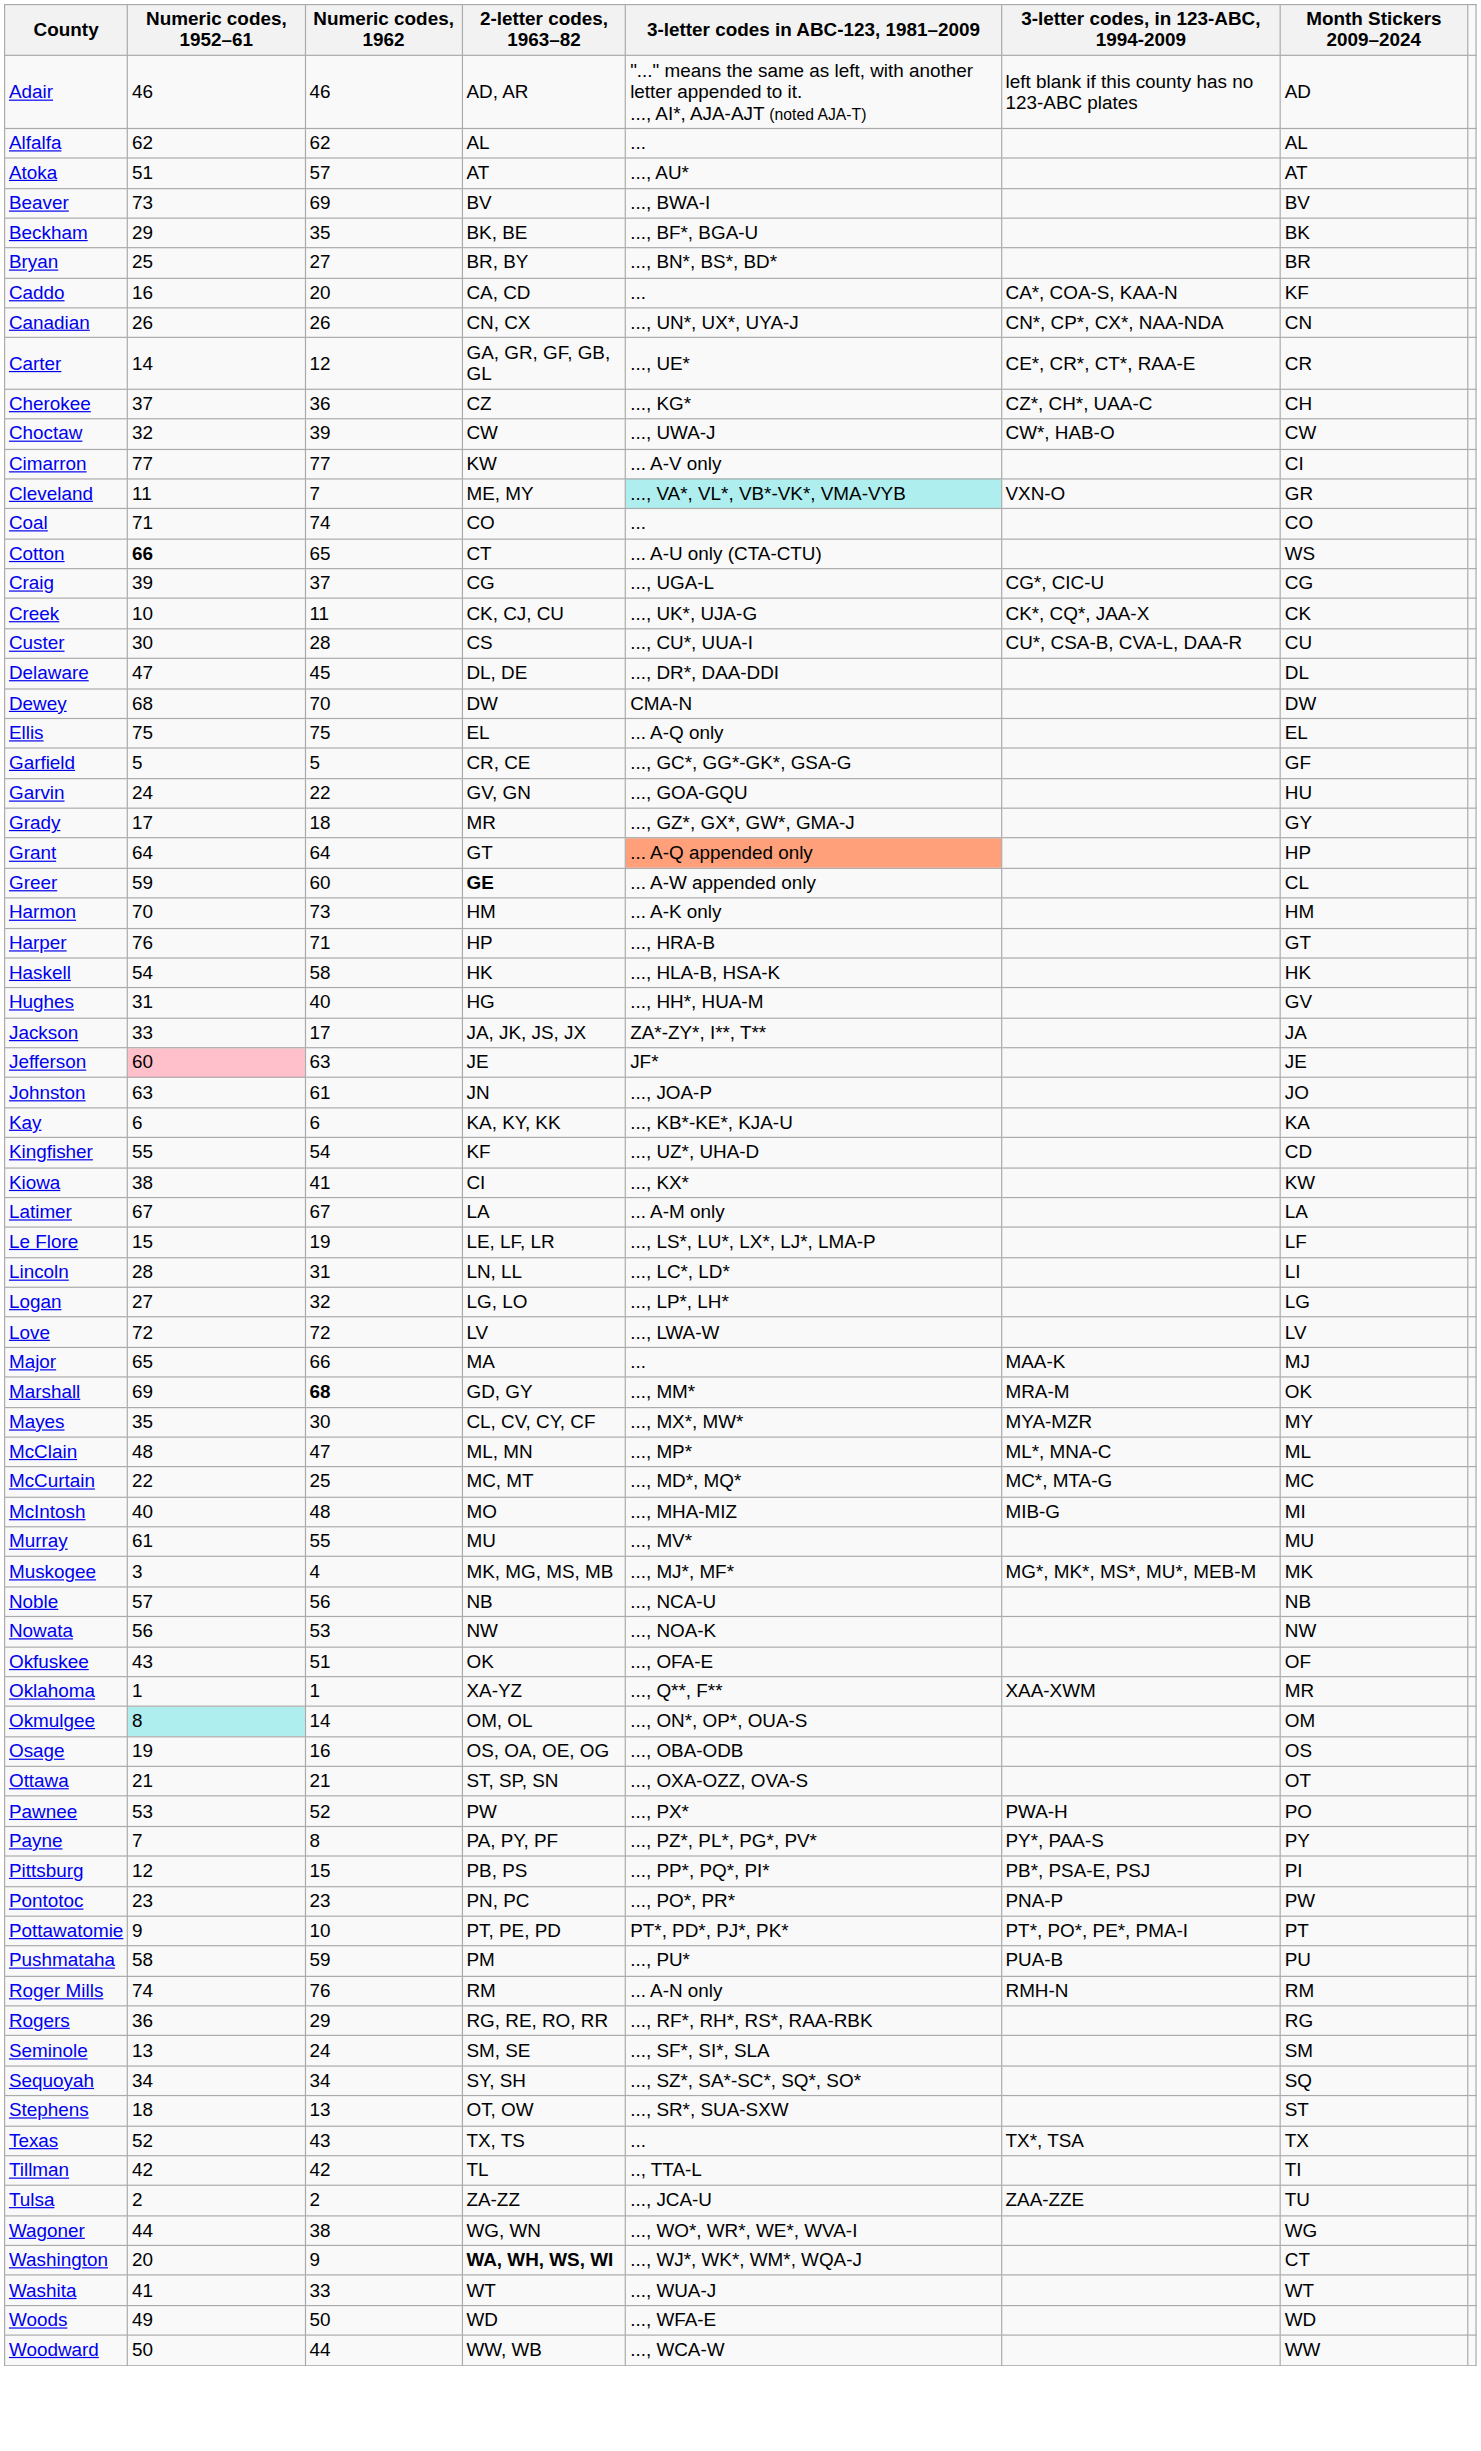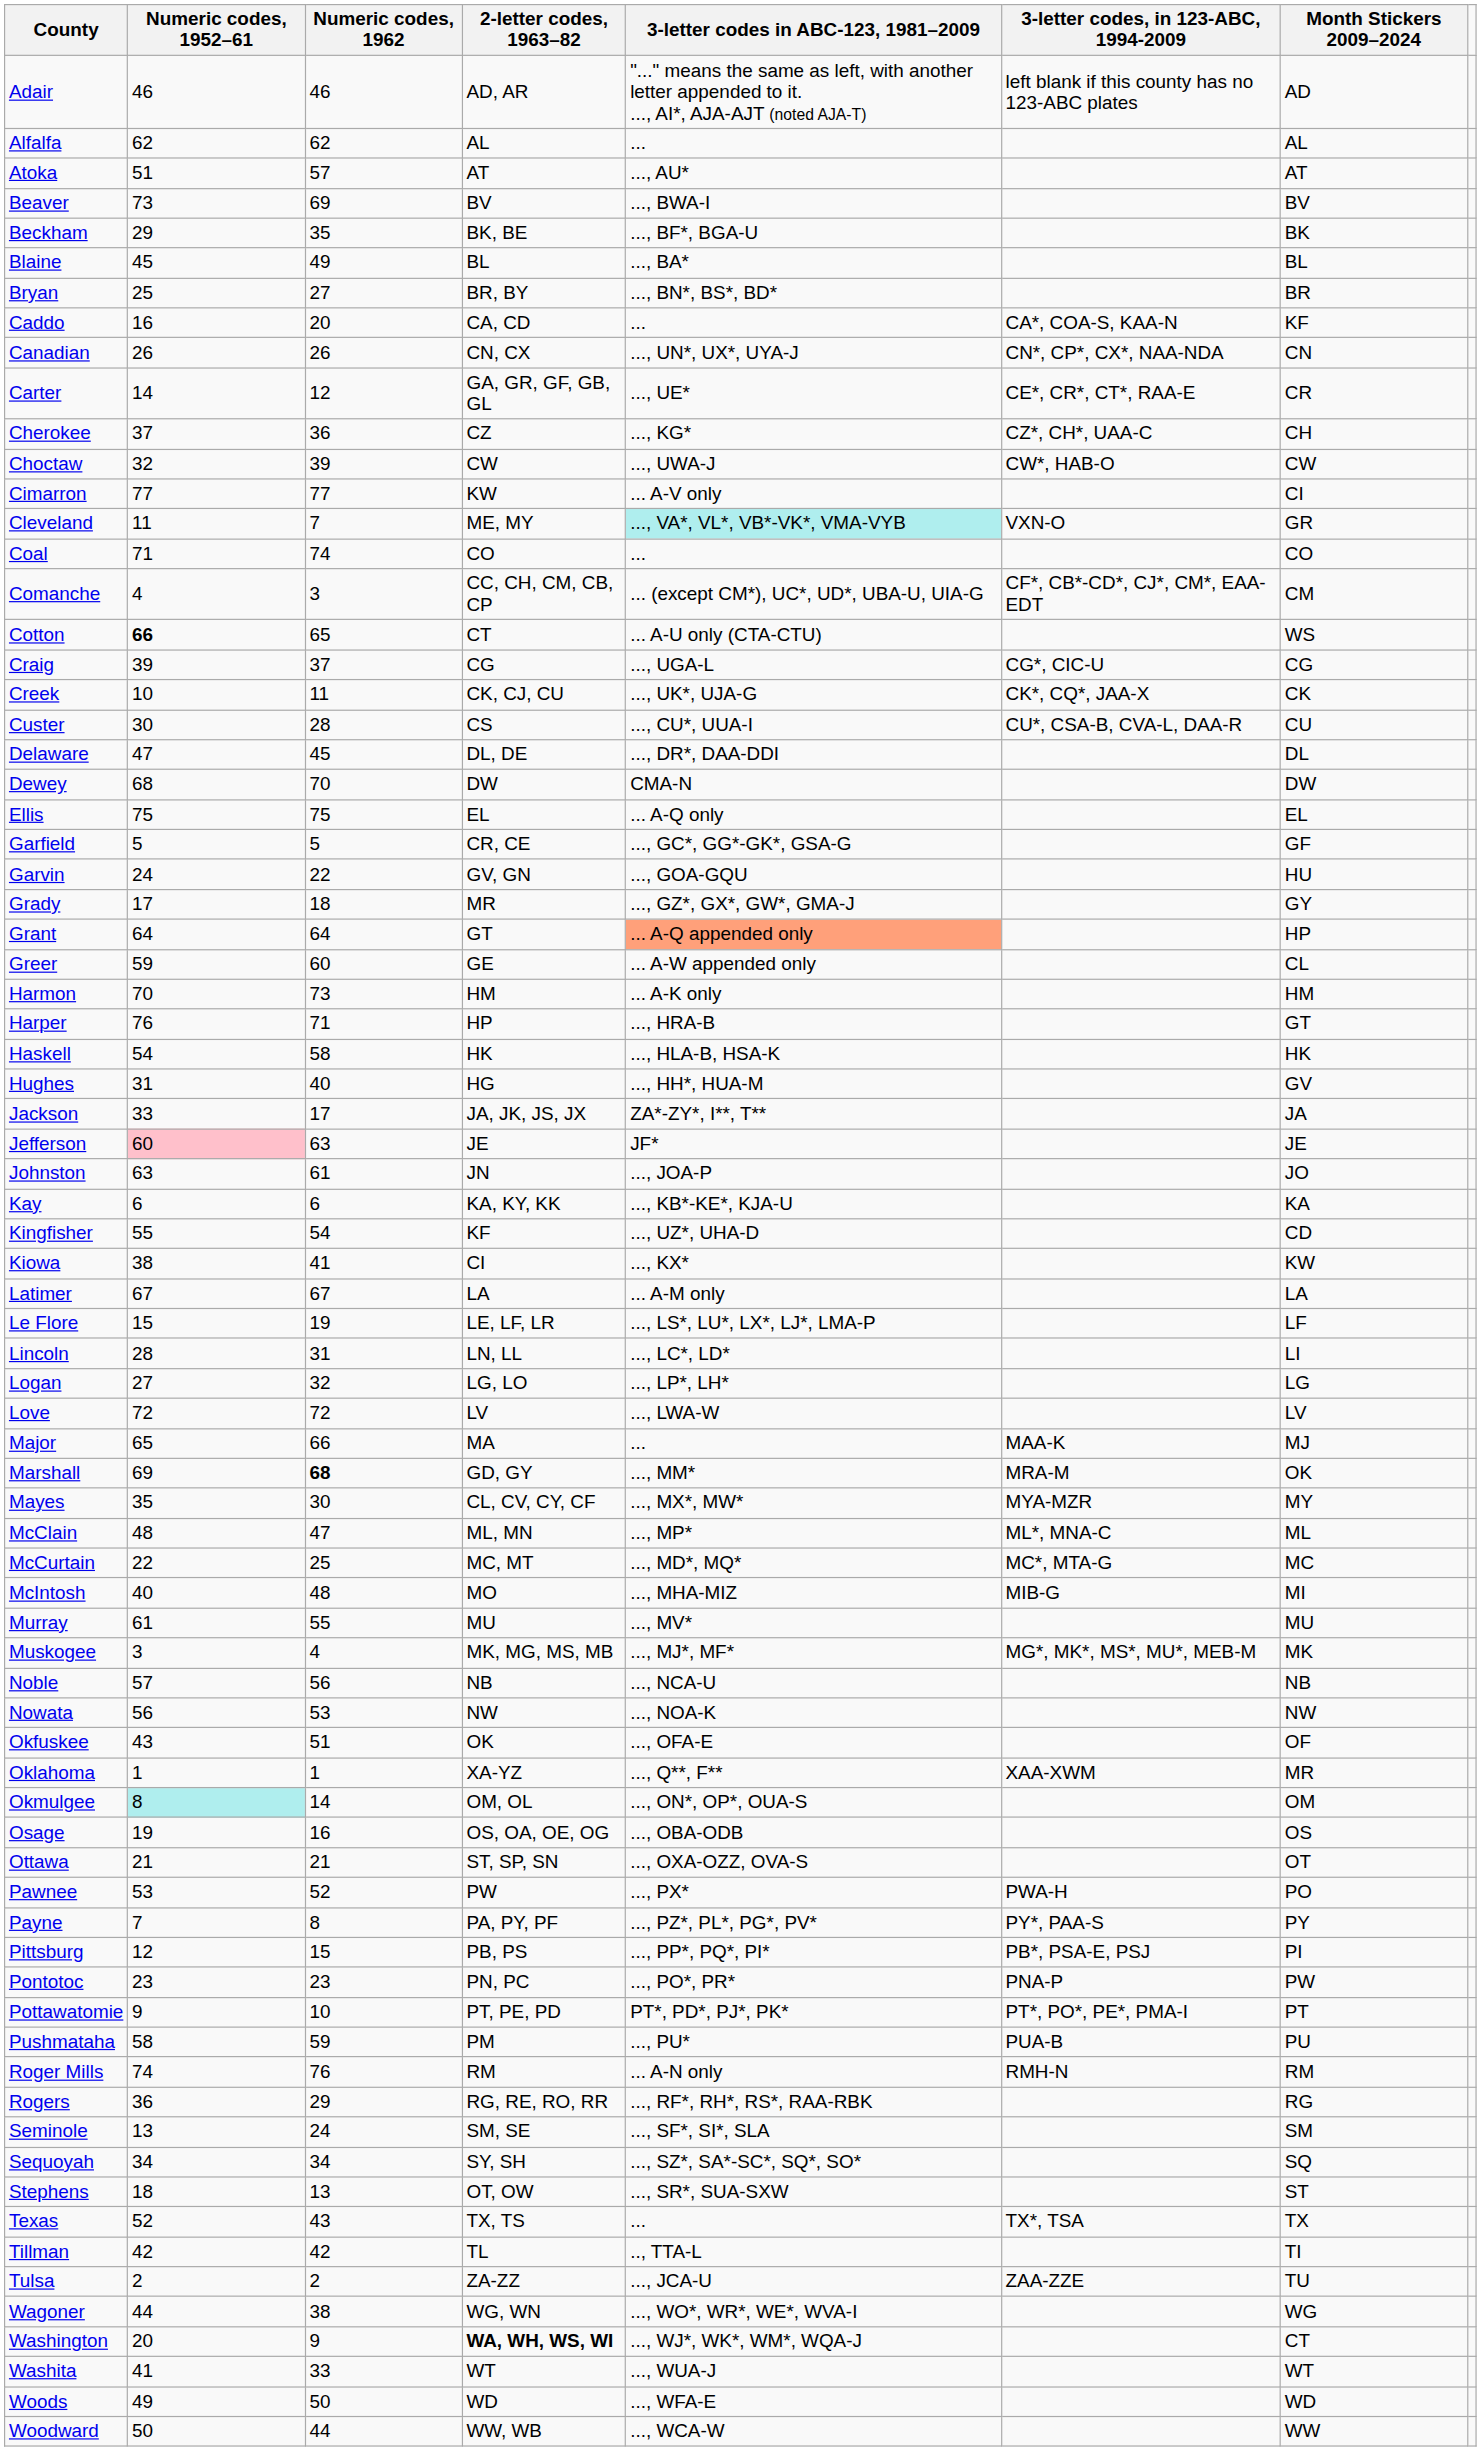+ row: (35, 262)
+ row: (55, 594)
(480, 882) bold -> (480, 964) normal
